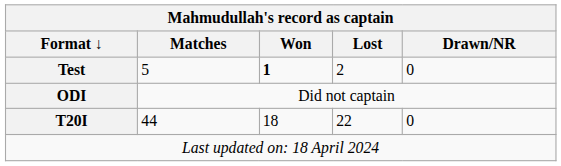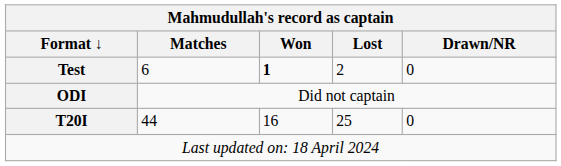(145, 69) 5 -> (145, 69) 6
(271, 121) 18 -> (271, 121) 16
(344, 121) 22 -> (344, 121) 25
